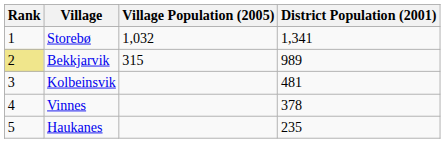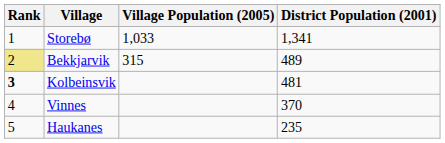(138, 37) 1,032 -> (138, 37) 1,033
(291, 60) 989 -> (291, 60) 489
(11, 82) normal -> (11, 82) bold
(291, 104) 378 -> (291, 104) 370
